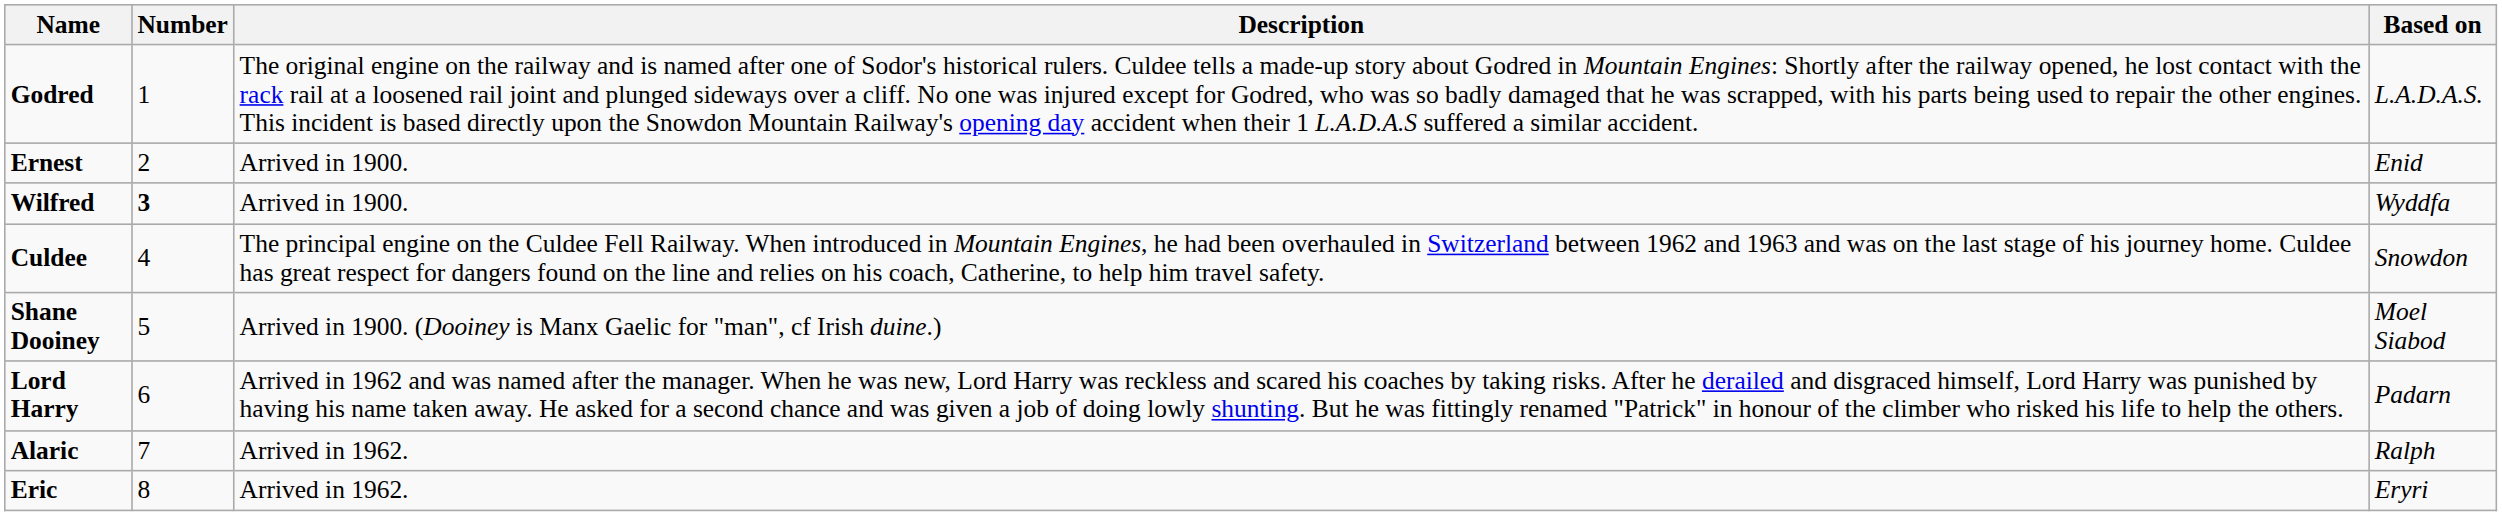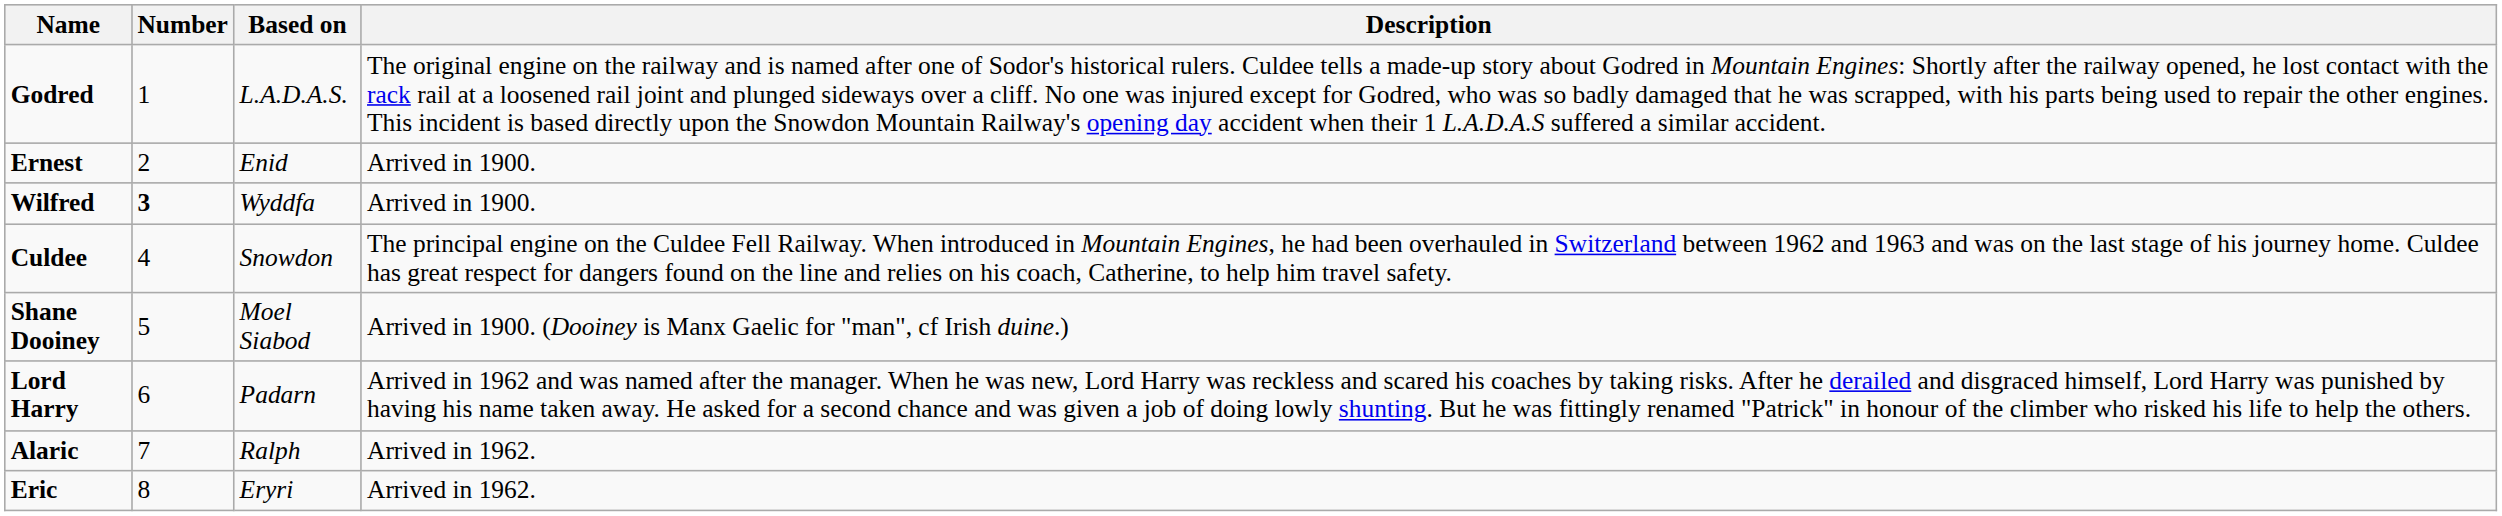columns swapped: (1301, 24) <-> (2433, 24)
